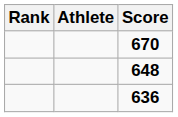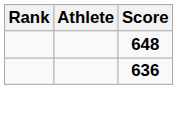- row: (145, 44)
